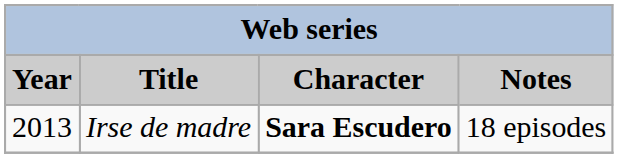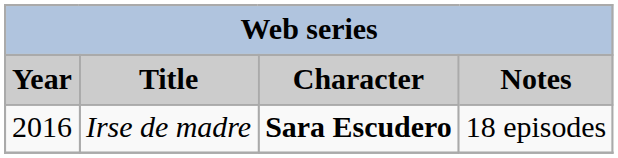(42, 128) 2013 -> (42, 128) 2016
